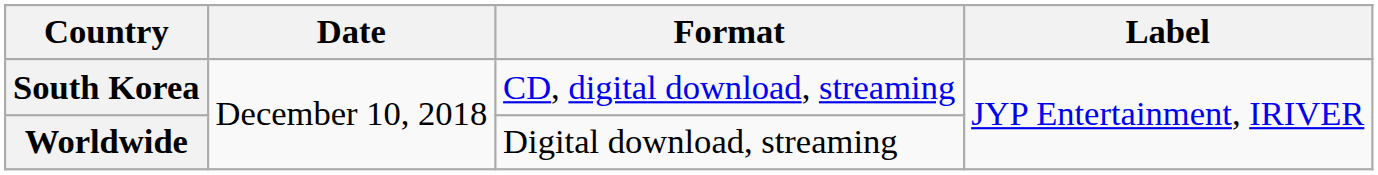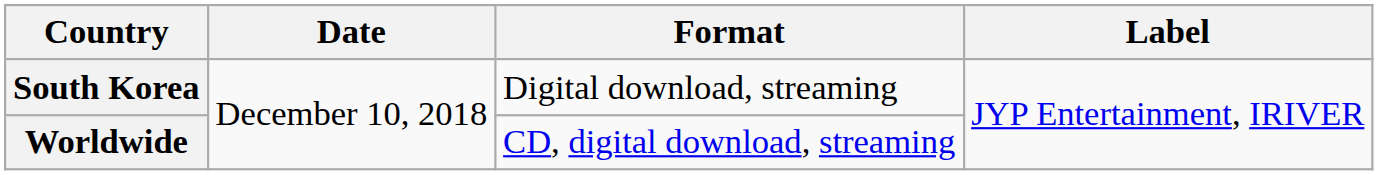(729, 86) CD, digital download, streaming -> (700, 86) Digital download, streaming
(700, 141) Digital download, streaming -> (729, 141) CD, digital download, streaming
